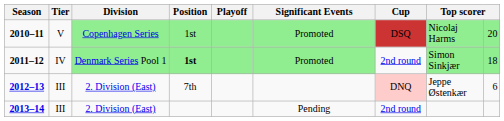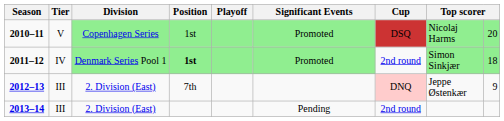(495, 87) 6 -> (495, 87) 9
